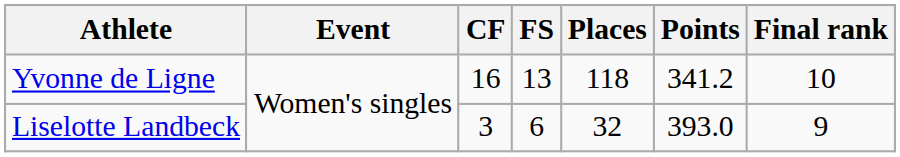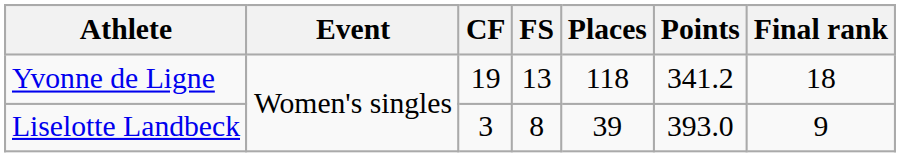(486, 78) 16 -> (486, 78) 19
(821, 78) 10 -> (821, 78) 18
(537, 127) 6 -> (537, 127) 8
(607, 127) 32 -> (607, 127) 39
